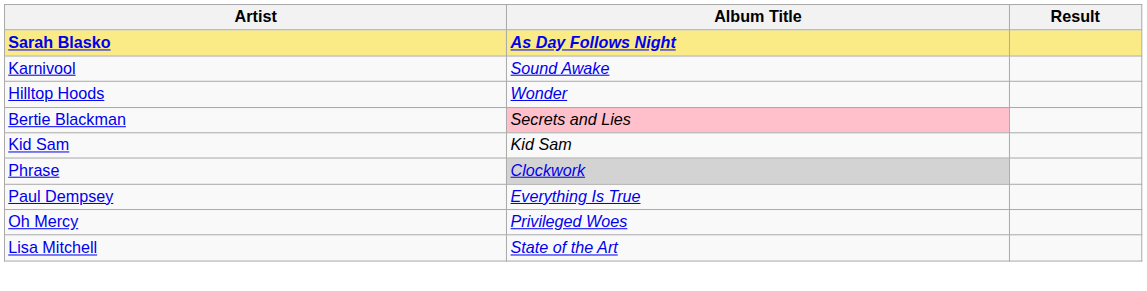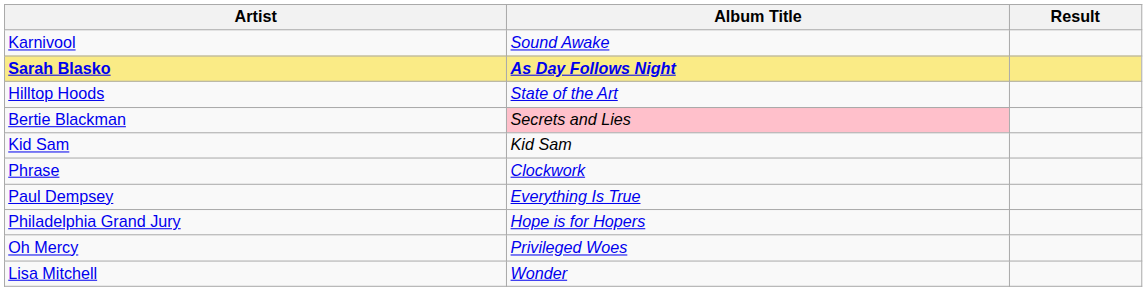rows swapped: (59, 42) <-> (42, 68)
(539, 94) Wonder -> (564, 94) State of the Art
(548, 171) lightgrey background -> (548, 171) no background
+ row: (94, 222)
(564, 247) State of the Art -> (539, 273) Wonder
